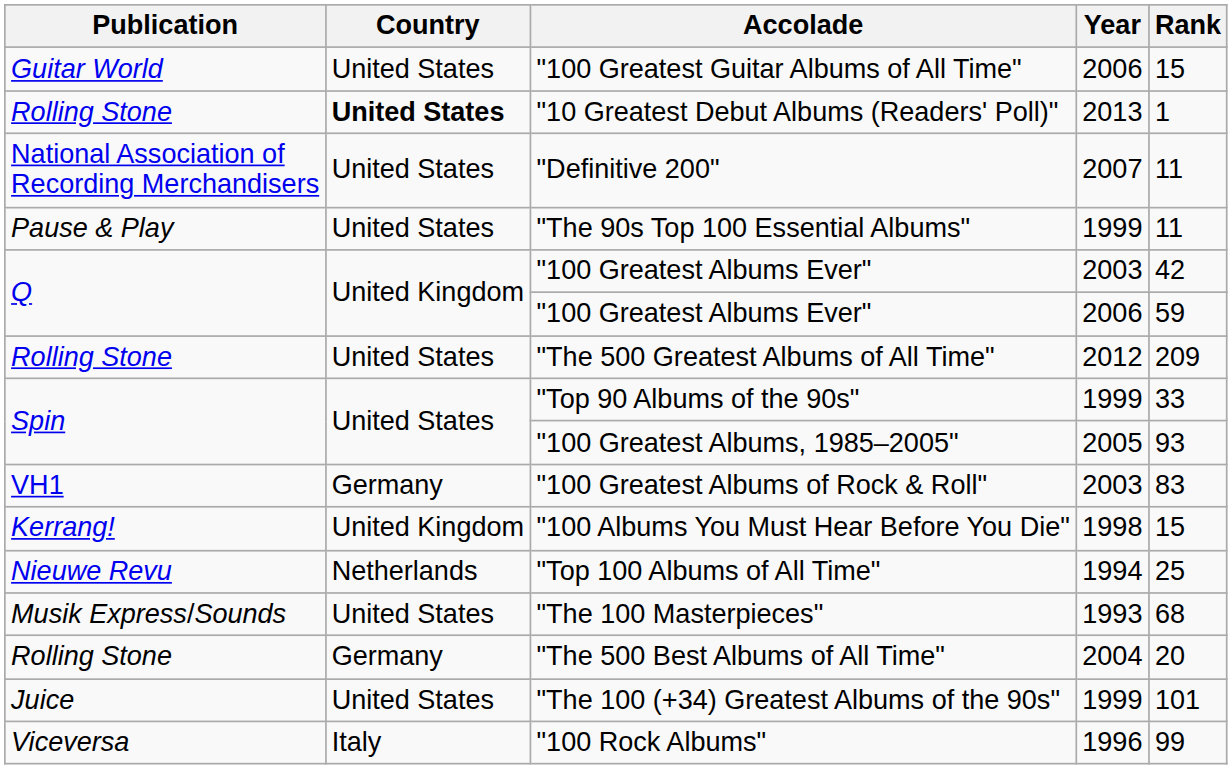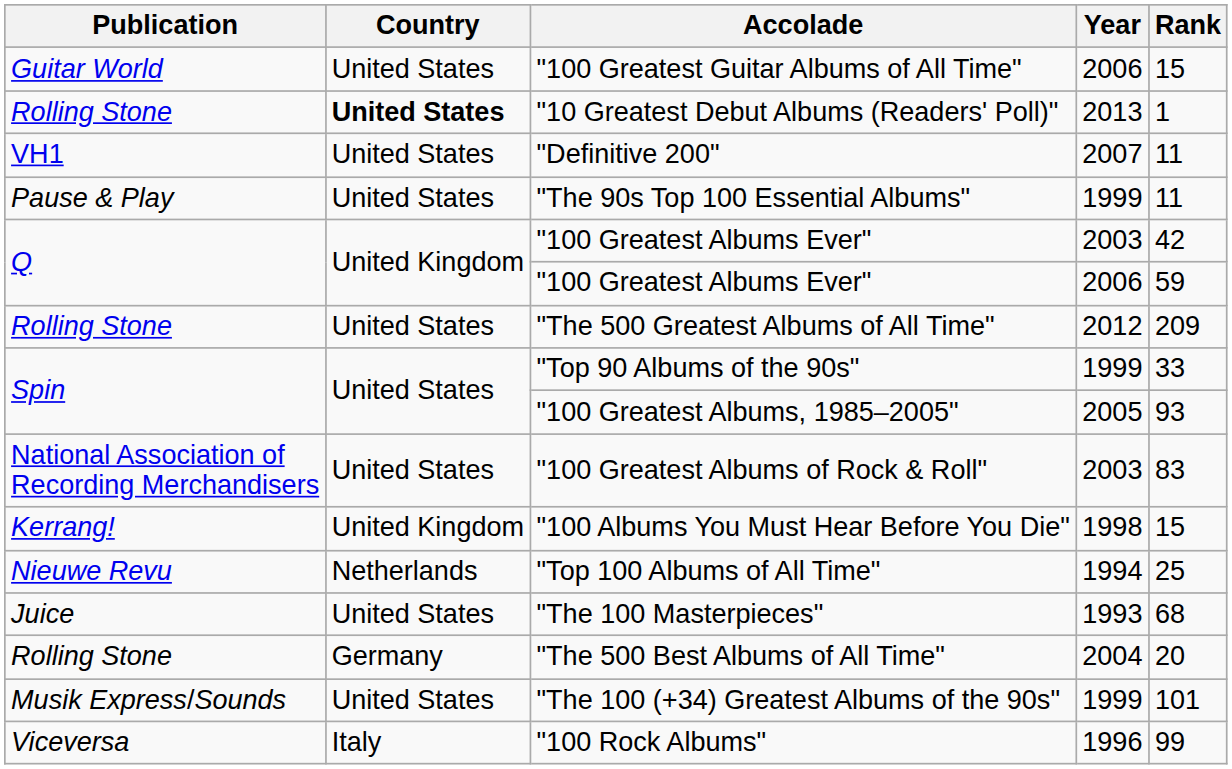(165, 169) National Association of Recording Merchandisers -> (37, 154) VH1
(37, 485) VH1 -> (165, 469) National Association of Recording Merchandisers
(387, 485) Germany -> (413, 469) United States
(149, 613) Musik Express/Sounds -> (43, 613) Juice
(43, 699) Juice -> (149, 699) Musik Express/Sounds
